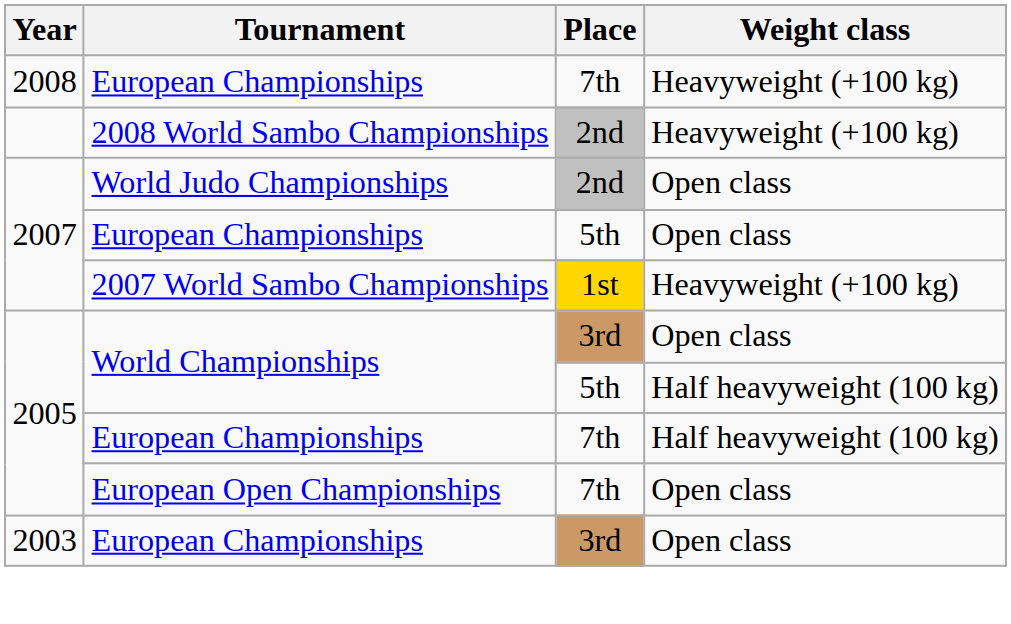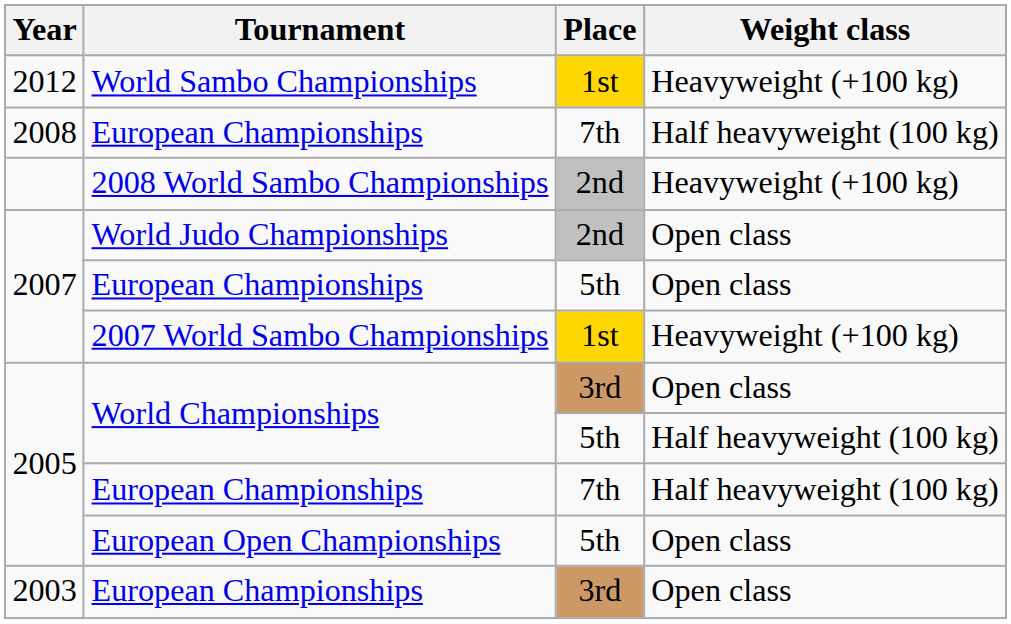+ row: (45, 81)
(805, 81) Heavyweight (+100 kg) -> (825, 132) Half heavyweight (100 kg)
(600, 489) 7th -> (600, 540) 5th
